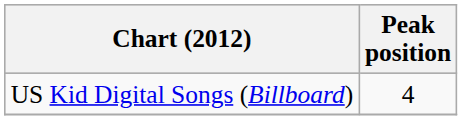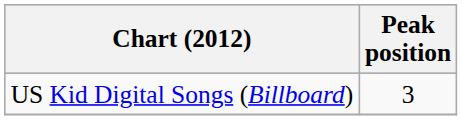(408, 93) 4 -> (408, 93) 3
